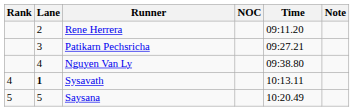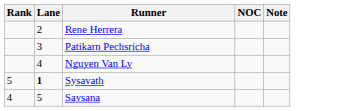- column: (293, 13)
(9, 81) 4 -> (9, 81) 5
(9, 98) 5 -> (9, 98) 4
